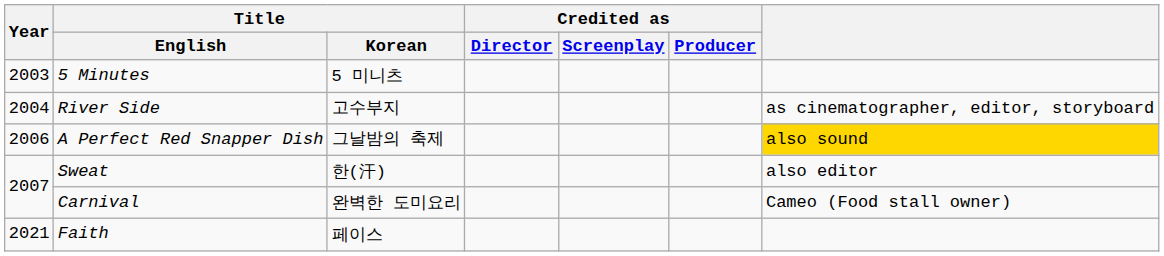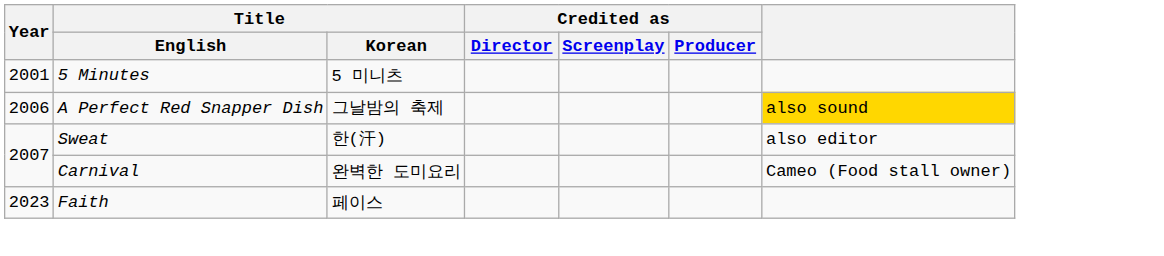(29, 76) 2003 -> (29, 76) 2001
- row: (109, 108)
(29, 234) 2021 -> (29, 203) 2023
